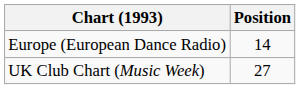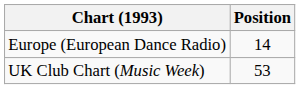(262, 70) 27 -> (262, 70) 53
